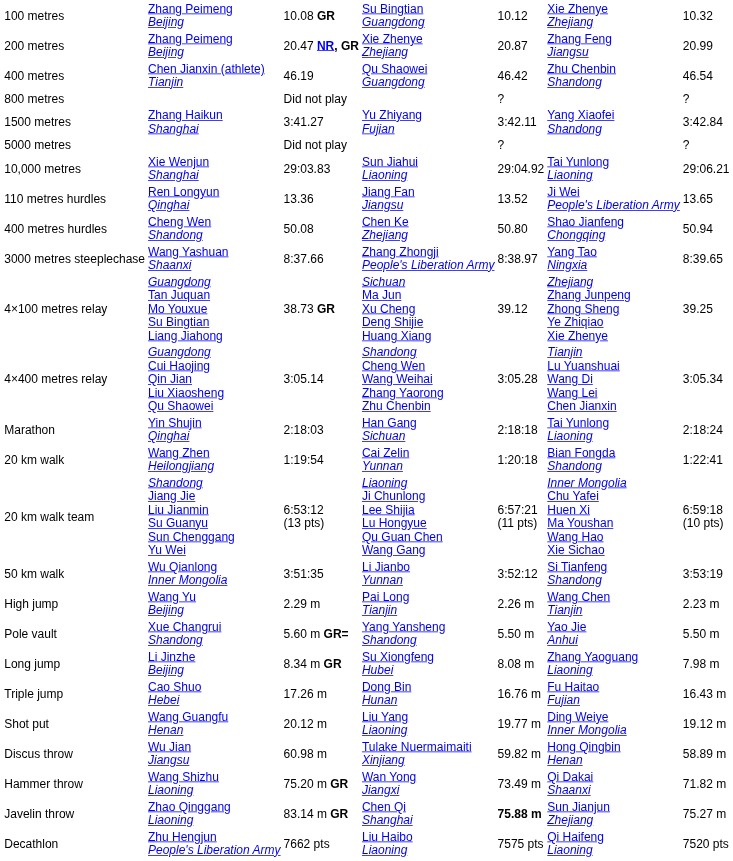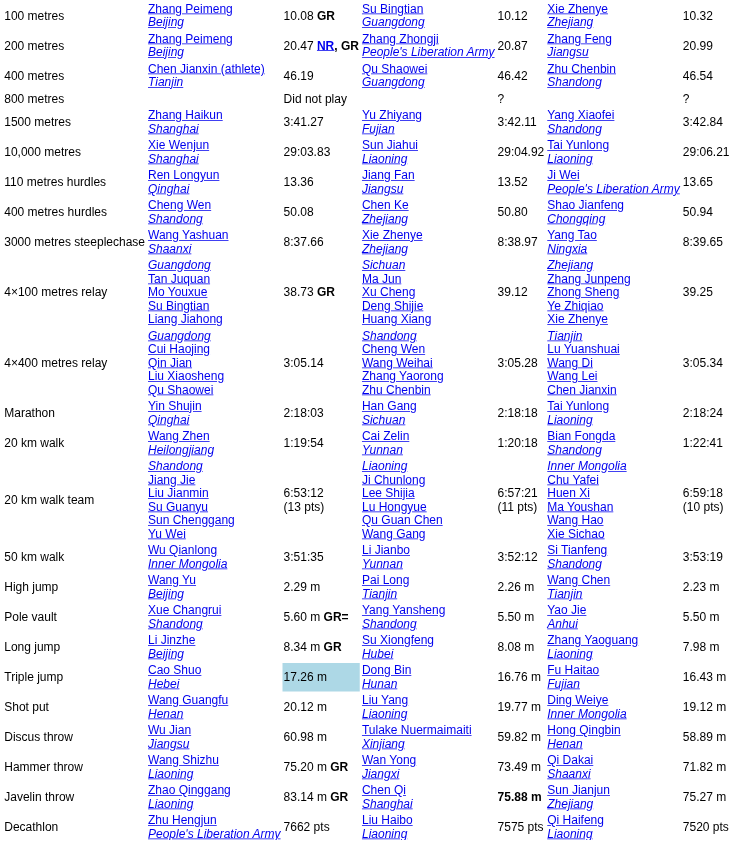(392, 45) Xie Zhenye Zhejiang -> (428, 45) Zhang Zhongji People's Liberation Army
- row: (38, 145)
(428, 258) Zhang Zhongji People's Liberation Army -> (392, 242) Xie Zhenye Zhejiang
(305, 693) no background -> (305, 677) lightblue background
